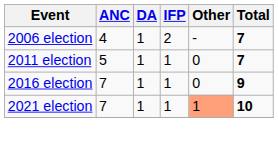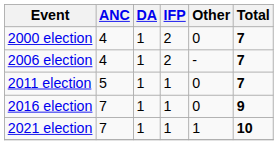+ row: (50, 38)
(196, 106) lightsalmon background -> (196, 128) no background
